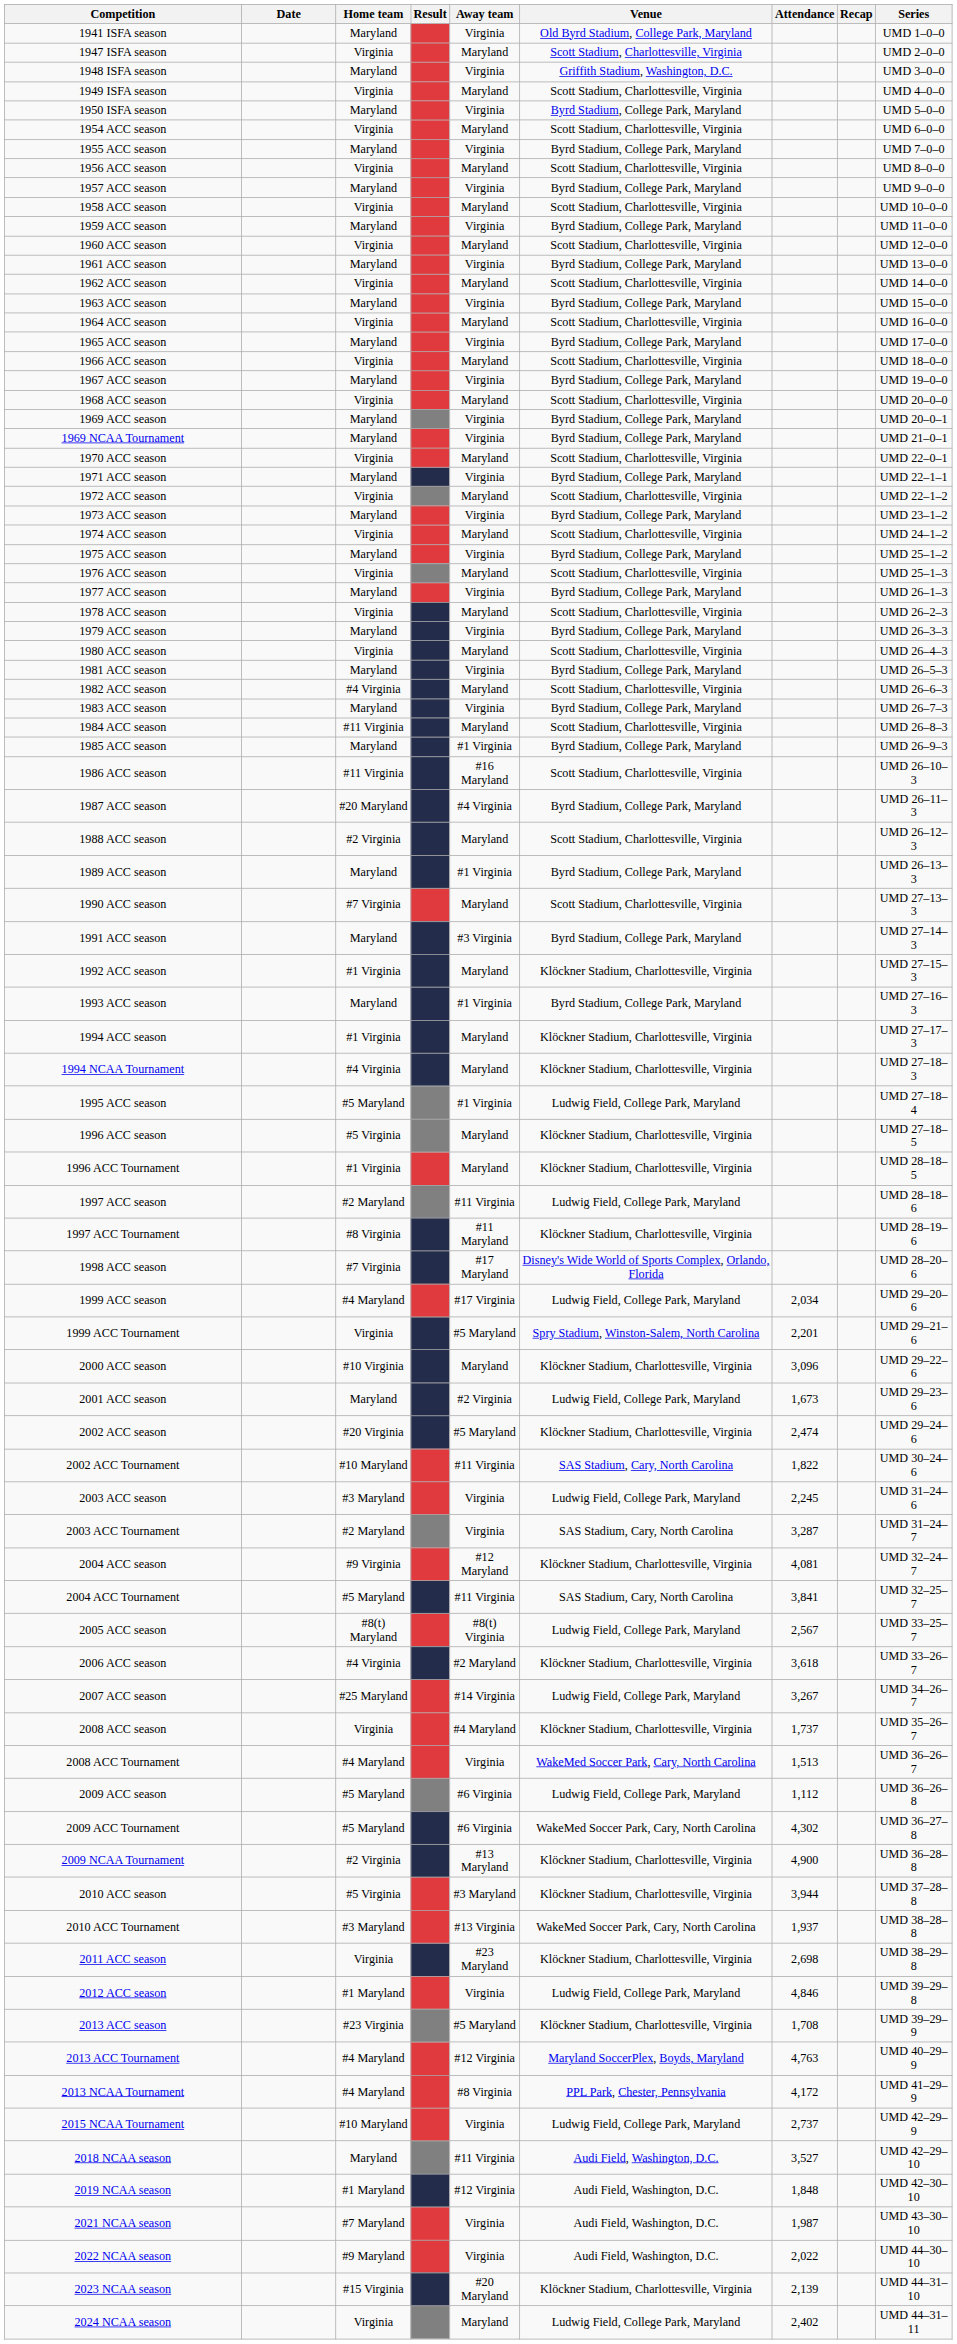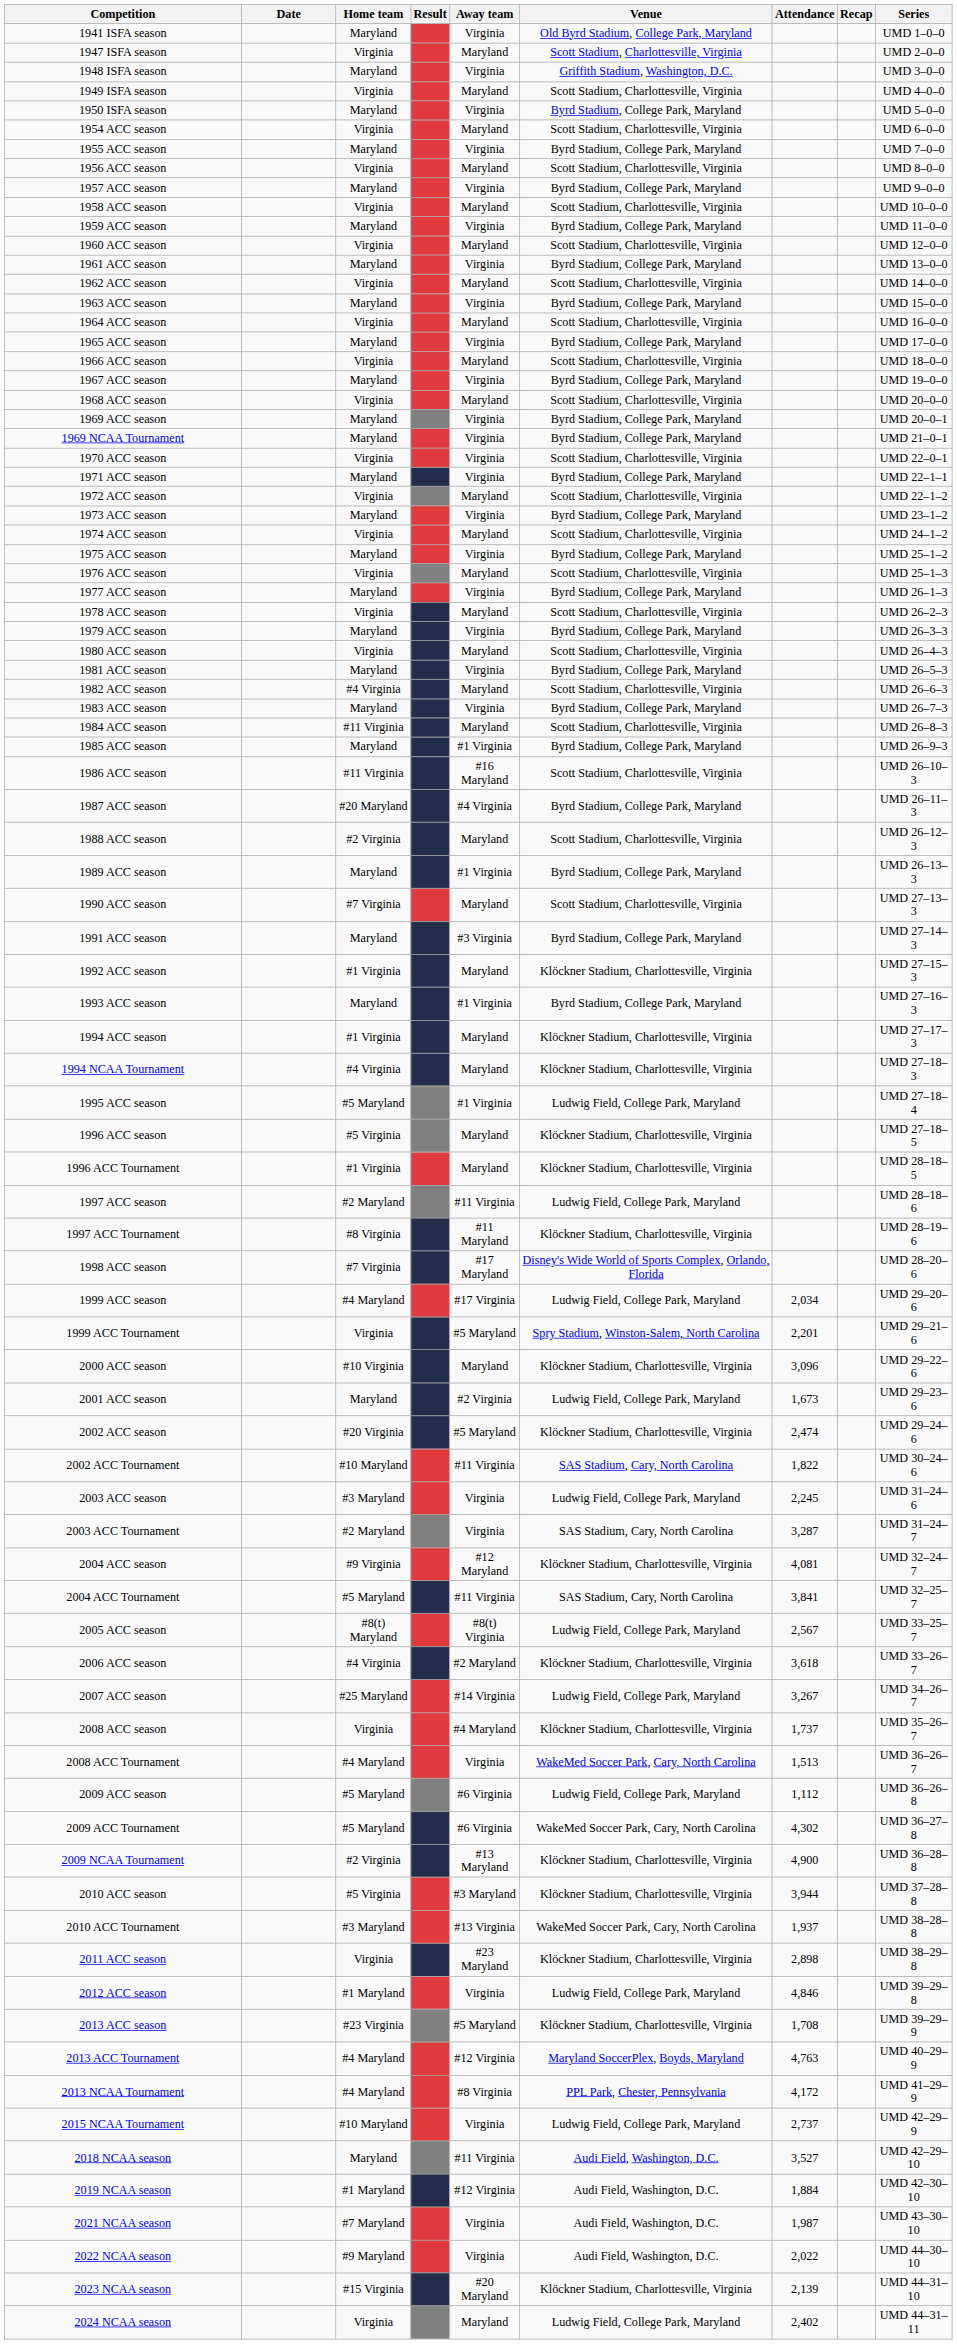(485, 457) Maryland -> (485, 457) Virginia
(805, 1959) 2,698 -> (805, 1959) 2,898
(805, 2190) 1,848 -> (805, 2190) 1,884
